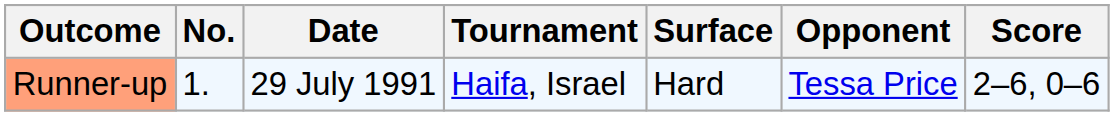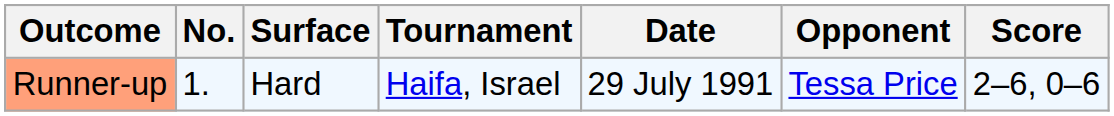columns swapped: (343, 30) <-> (713, 30)
